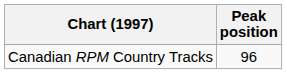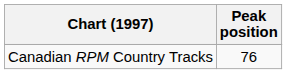(249, 56) 96 -> (249, 56) 76
